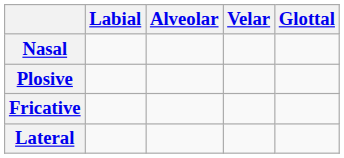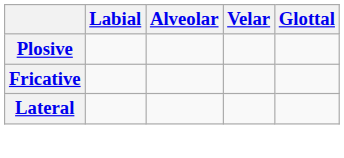- row: (45, 49)
